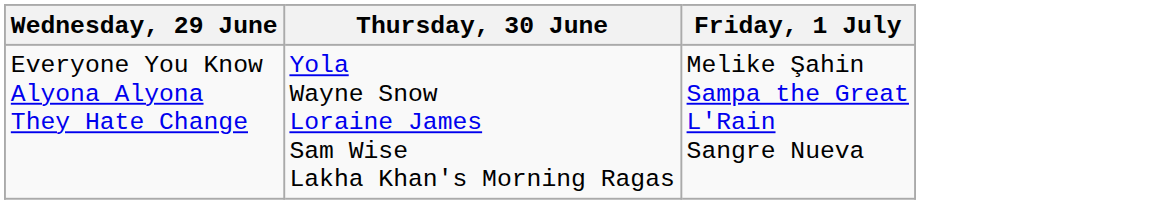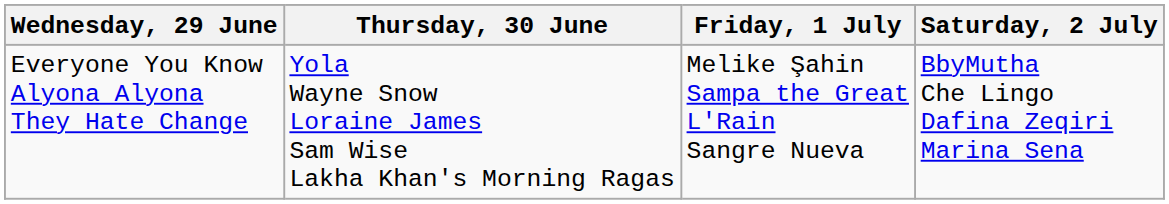+ column: (1039, 25)
